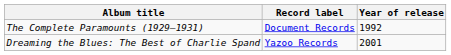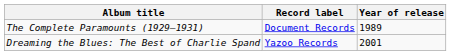(371, 27) 1992 -> (371, 27) 1989
